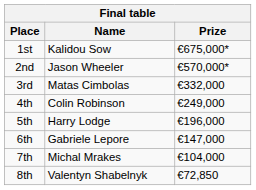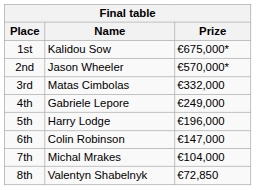(86, 103) Colin Robinson -> (88, 103) Gabriele Lepore
(88, 139) Gabriele Lepore -> (86, 139) Colin Robinson
